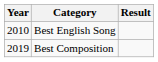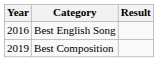(18, 30) 2010 -> (18, 30) 2016
